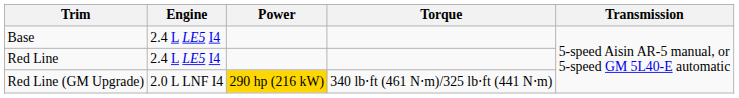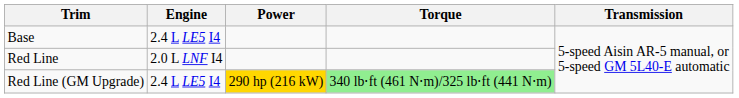(185, 59) 2.4 L LE5 I4 -> (186, 59) 2.0 L LNF I4
(187, 81) 2.0 L LNF I4 -> (185, 81) 2.4 L LE5 I4
(441, 81) no background -> (441, 81) lightgreen background
